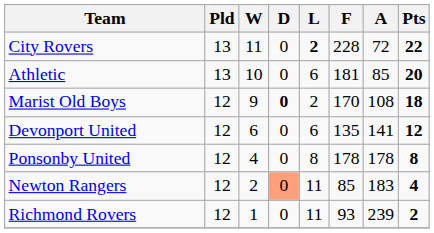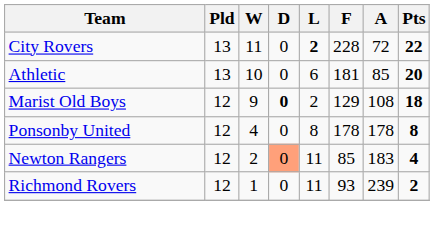(346, 102) 170 -> (346, 102) 129
- row: (72, 130)
